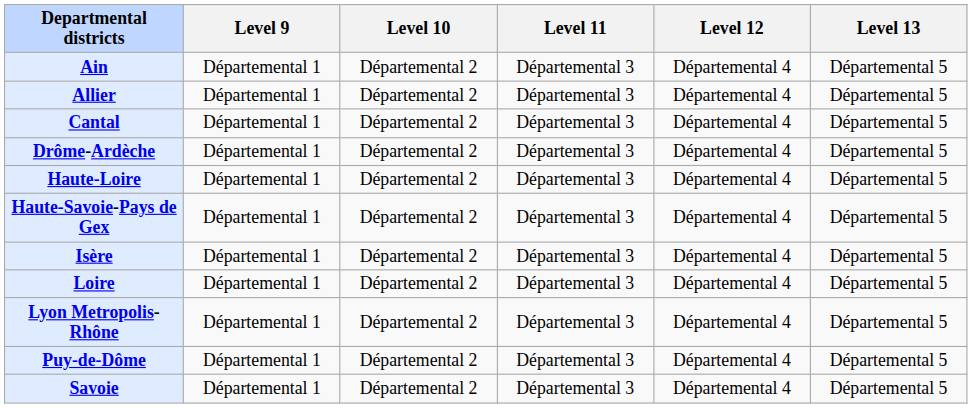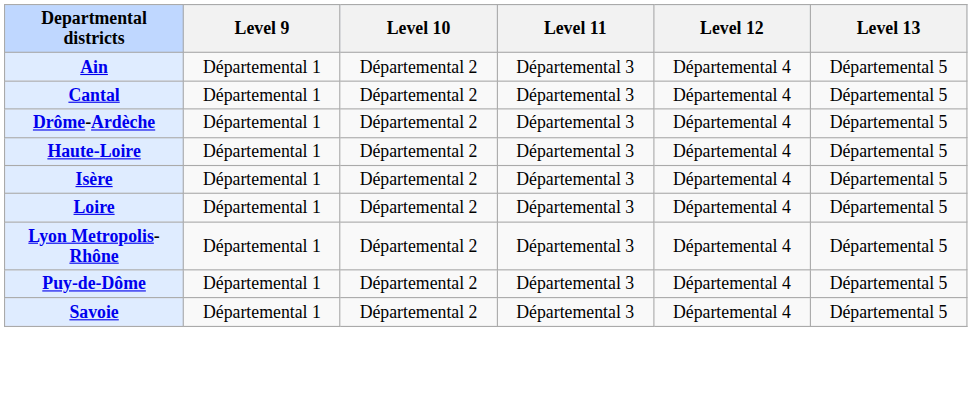- row: (94, 94)
- row: (94, 217)
